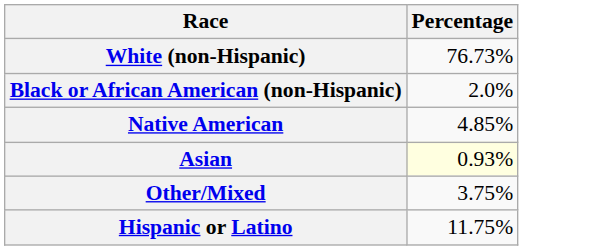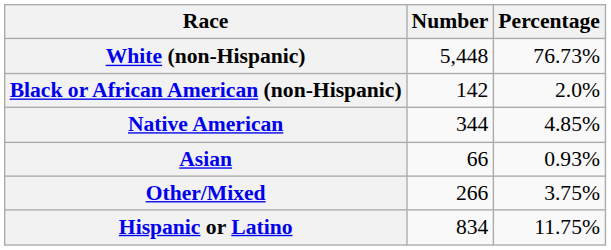+ column: (450, 21)
(485, 158) lightyellow background -> (572, 158) no background
